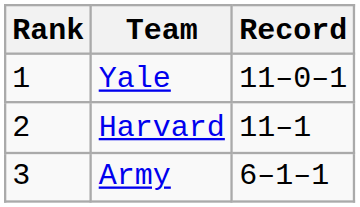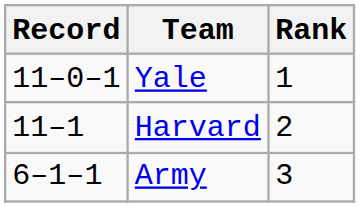columns swapped: (48, 30) <-> (293, 30)
